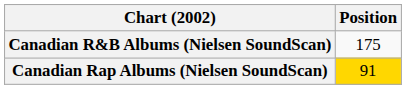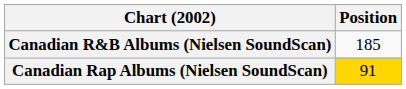(368, 44) 175 -> (368, 44) 185
